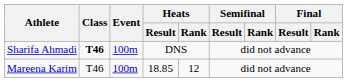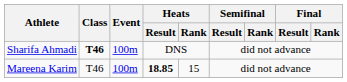(160, 68) normal -> (160, 68) bold
(194, 68) 12 -> (194, 68) 15
